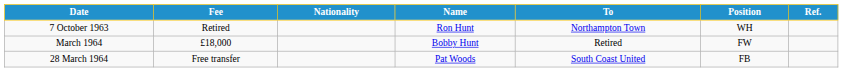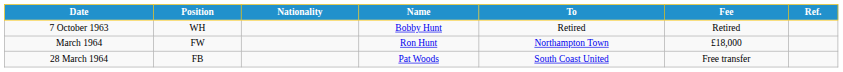columns swapped: (745, 12) <-> (216, 12)
(455, 28) Ron Hunt -> (419, 28) Bobby Hunt
(608, 28) Northampton Town -> (572, 28) Retired
(455, 44) Bobby Hunt -> (419, 44) Ron Hunt
(608, 44) Retired -> (572, 44) Northampton Town
